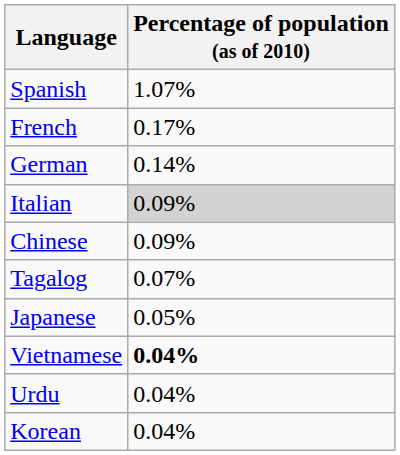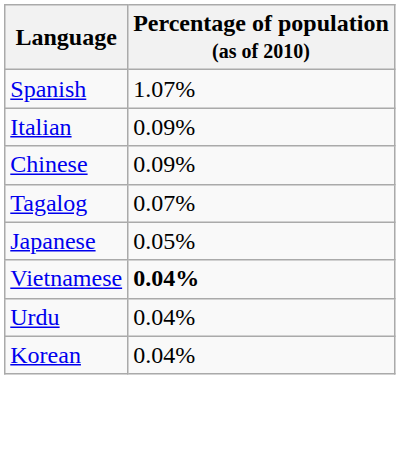- row: (44, 126)
- row: (49, 164)
(164, 202) lightgrey background -> (164, 126) no background
